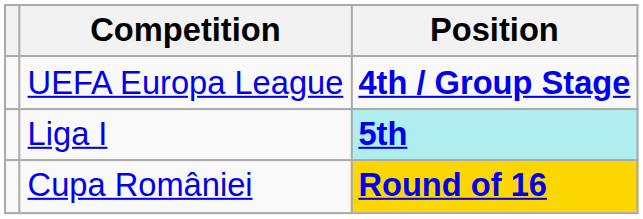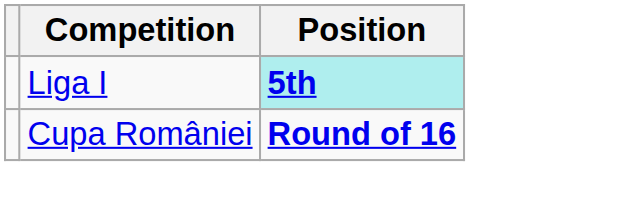- row: (185, 82)
(453, 185) gold background -> (362, 133) no background
